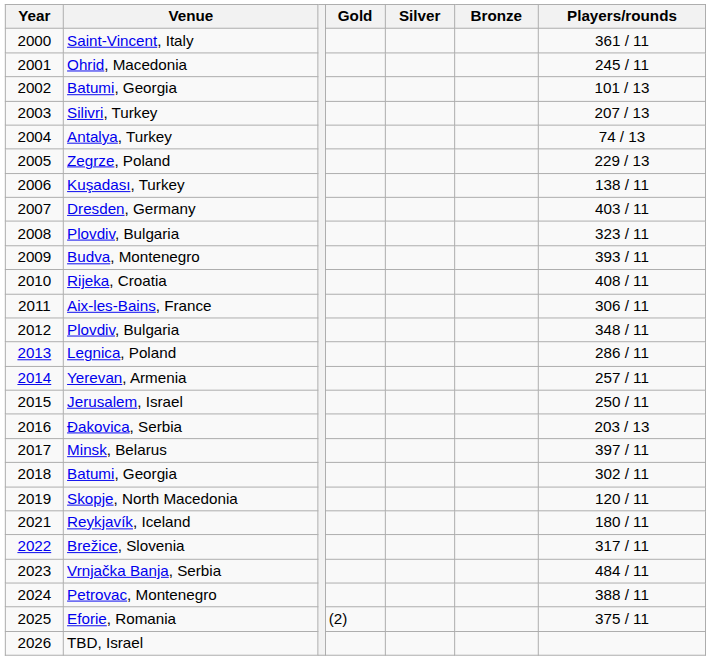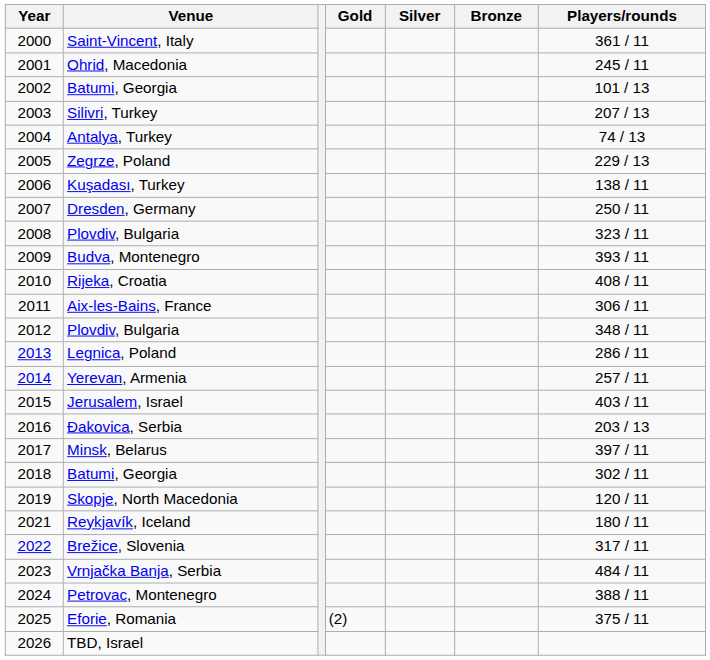(622, 209) 403 / 11 -> (622, 209) 250 / 11
(622, 402) 250 / 11 -> (622, 402) 403 / 11
